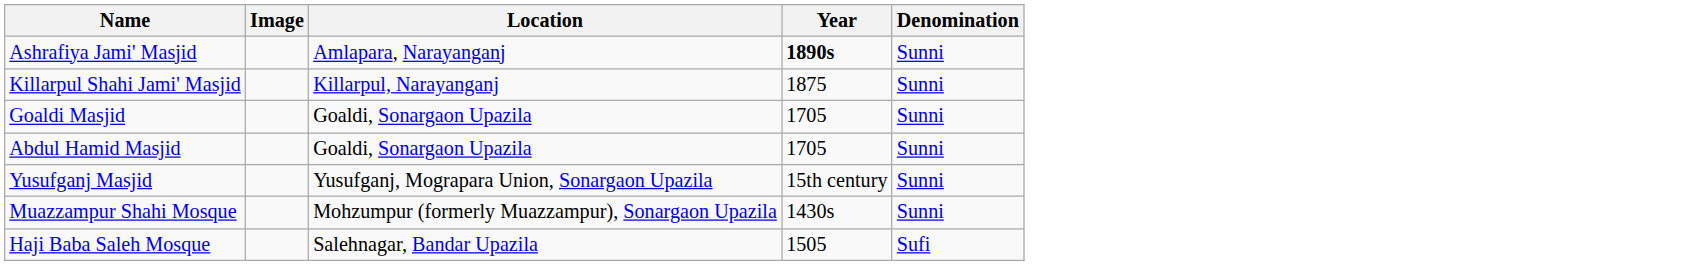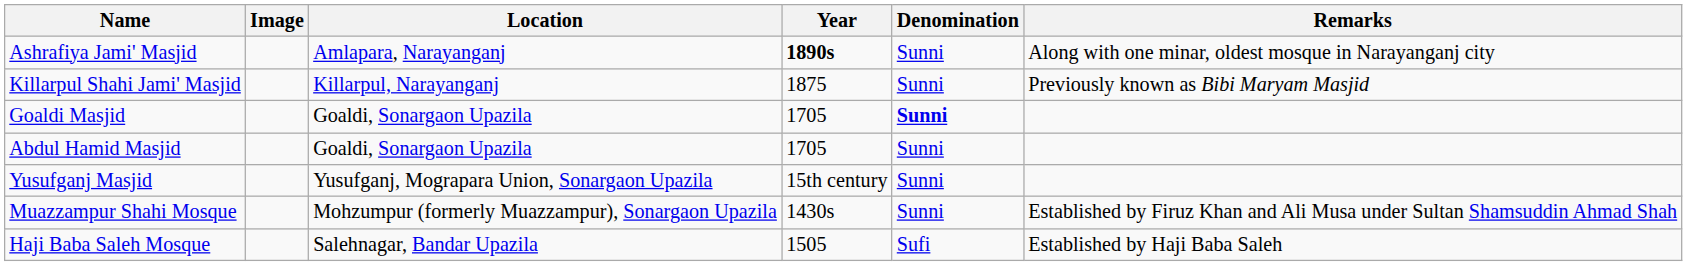+ column: (1353, 20)
(920, 116) normal -> (922, 116) bold
